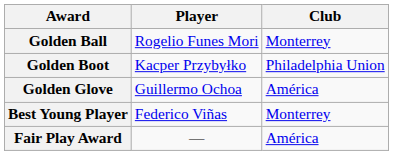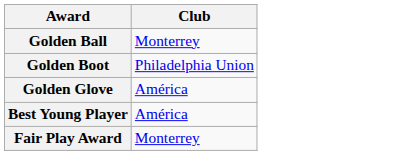- column: (197, 16)
(298, 114) Monterrey -> (161, 114) América
(292, 138) América -> (167, 138) Monterrey
